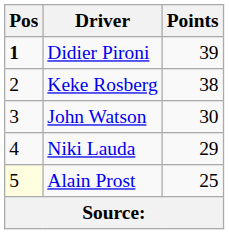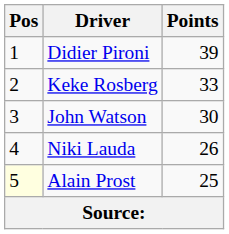(14, 52) bold -> (14, 52) normal
(209, 84) 38 -> (209, 84) 33
(209, 149) 29 -> (209, 149) 26
